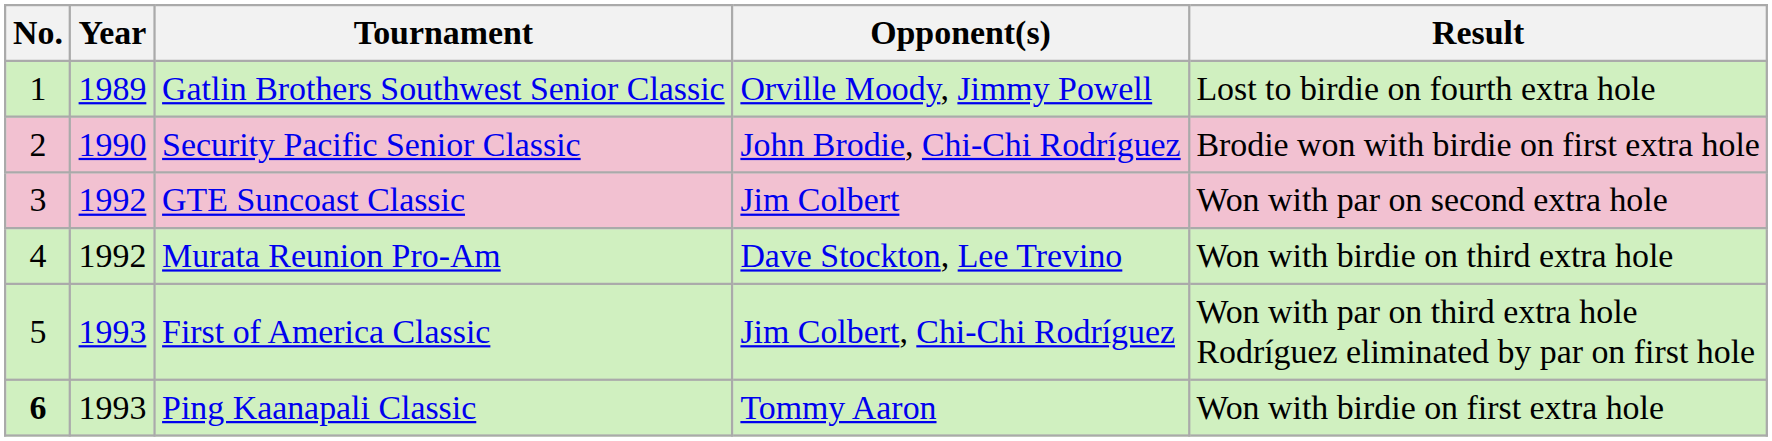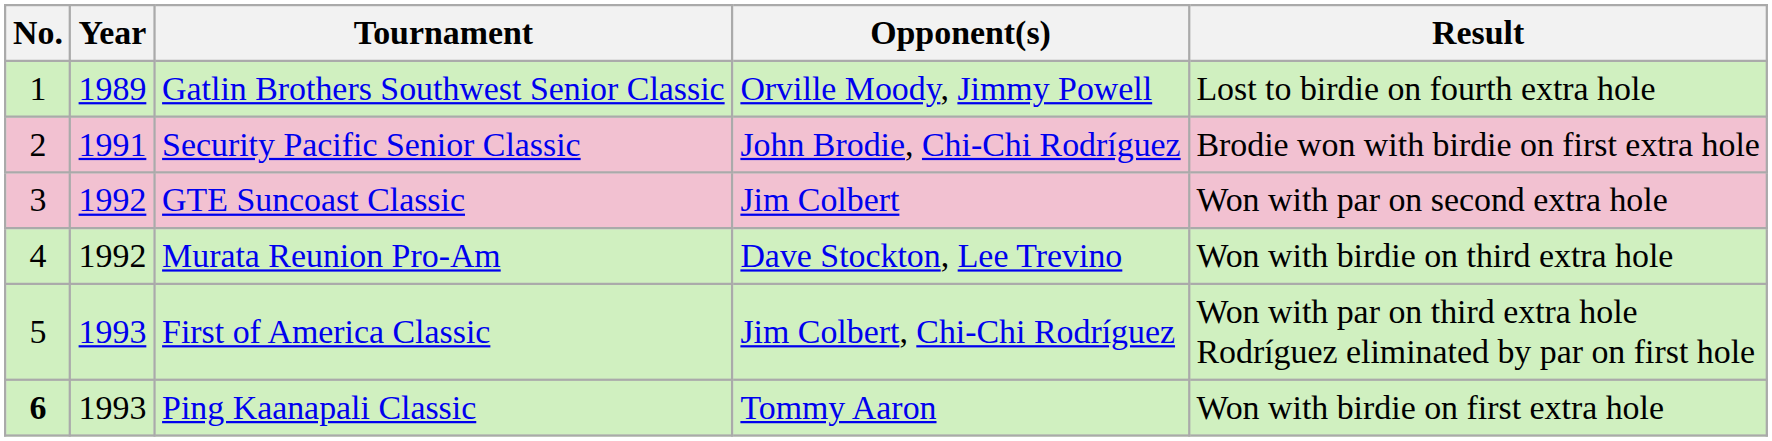(112, 144) 1990 -> (112, 144) 1991
